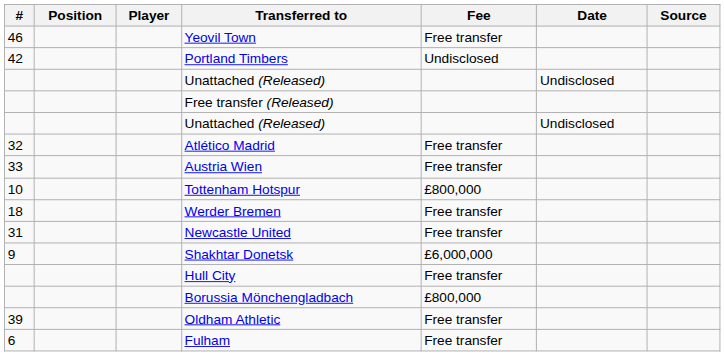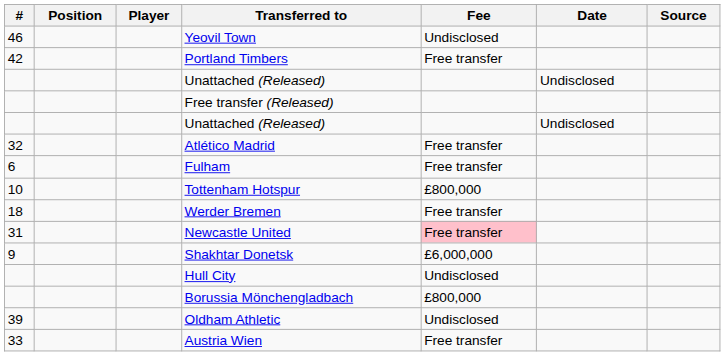(463, 37) Free transfer -> (461, 37) Undisclosed
(461, 59) Undisclosed -> (463, 59) Free transfer
rows swapped: (11, 340) <-> (15, 167)
(463, 232) no background -> (463, 232) pink background
(463, 275) Free transfer -> (461, 275) Undisclosed
(463, 319) Free transfer -> (461, 319) Undisclosed
